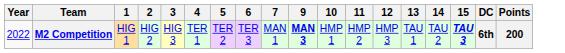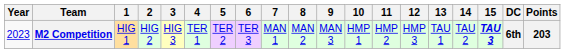+ column: (303, 12)
(18, 34) 2022 -> (18, 34) 2023
(303, 34) bold -> (331, 34) normal
(515, 34) 200 -> (542, 34) 203
